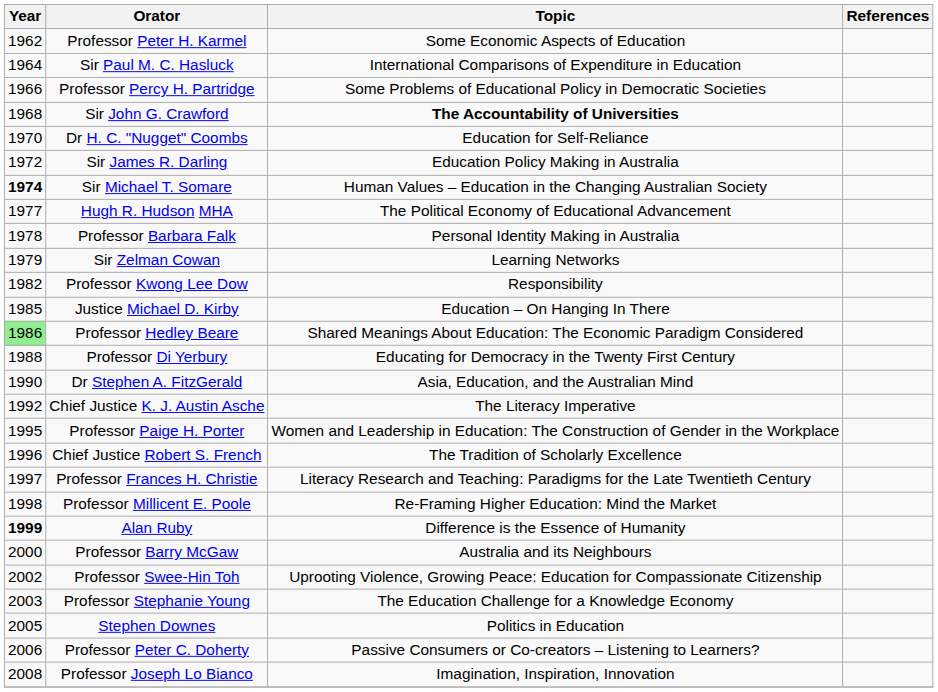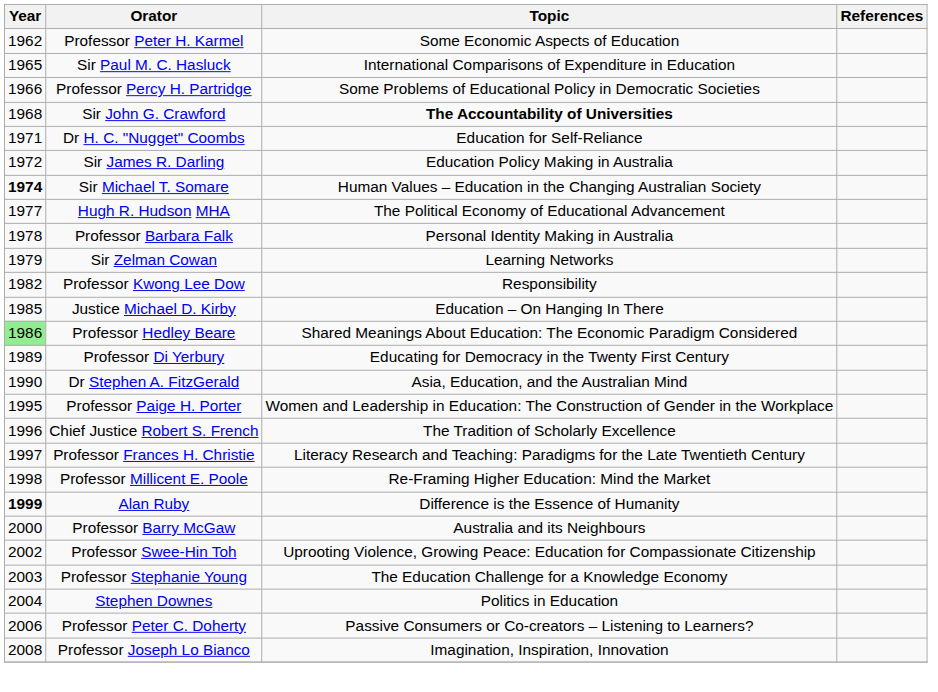(25, 65) 1964 -> (25, 65) 1965
(25, 138) 1970 -> (25, 138) 1971
(25, 357) 1988 -> (25, 357) 1989
- row: (157, 406)
(25, 625) 2005 -> (25, 601) 2004
